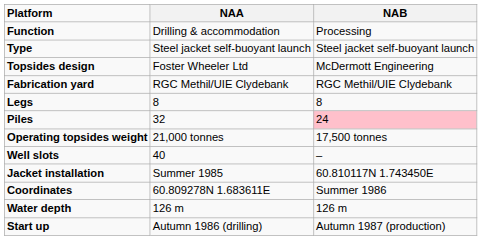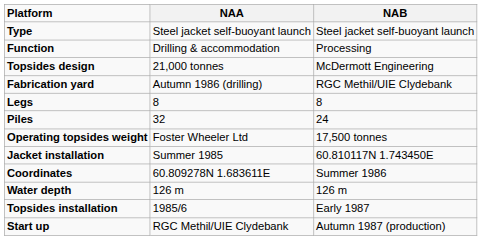rows swapped: (20, 48) <-> (31, 31)
(200, 66) Foster Wheeler Ltd -> (188, 66) 21,000 tonnes
(221, 84) RGC Methil/UIE Clydebank -> (208, 84) Autumn 1986 (drilling)
(322, 119) pink background -> (322, 119) no background
(188, 137) 21,000 tonnes -> (200, 137) Foster Wheeler Ltd
- row: (33, 155)
+ row: (62, 208)
(208, 226) Autumn 1986 (drilling) -> (221, 226) RGC Methil/UIE Clydebank
